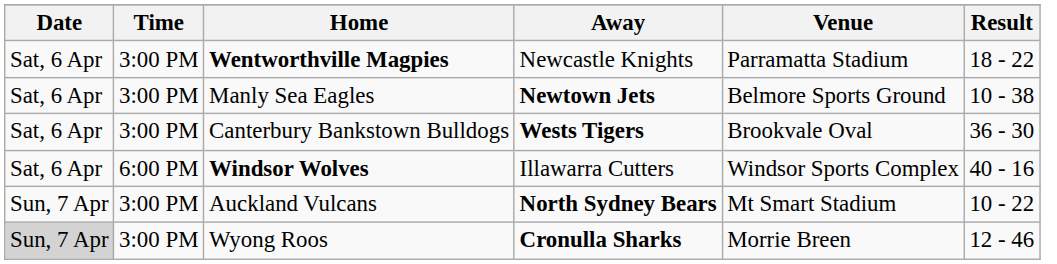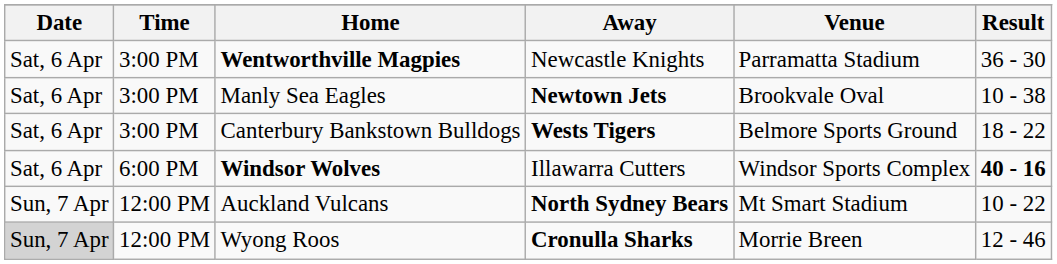(1002, 58) 18 - 22 -> (1013, 58) 36 - 30
(836, 95) Belmore Sports Ground -> (811, 95) Brookvale Oval
(800, 131) Brookvale Oval -> (848, 131) Belmore Sports Ground
(1002, 131) 36 - 30 -> (1013, 131) 18 - 22
(1002, 167) normal -> (1013, 167) bold
(159, 204) 3:00 PM -> (165, 204) 12:00 PM
(159, 240) 3:00 PM -> (165, 240) 12:00 PM
